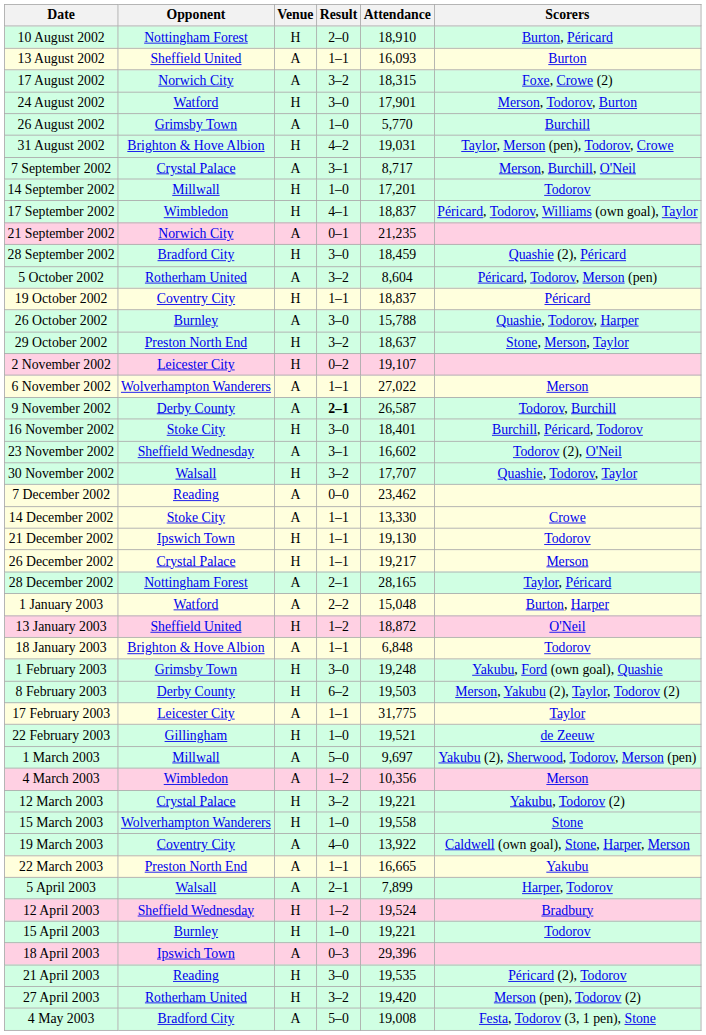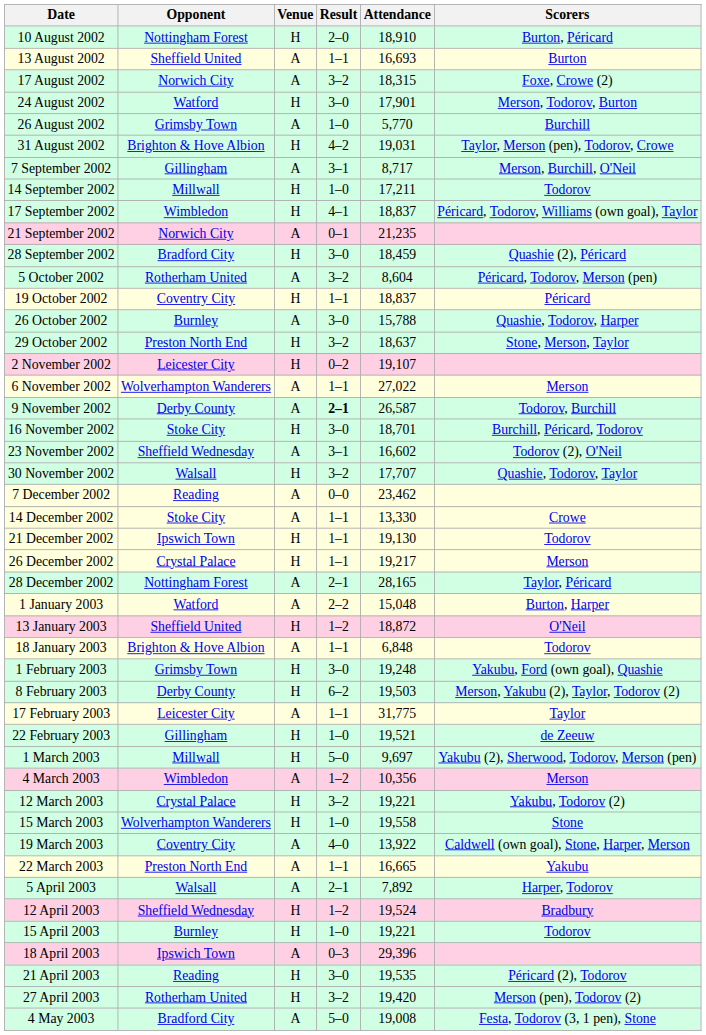(397, 59) 16,093 -> (397, 59) 16,693
(196, 168) Crystal Palace -> (196, 168) Gillingham
(397, 189) 17,201 -> (397, 189) 17,211
(397, 430) 18,401 -> (397, 430) 18,701
(295, 757) A -> (295, 757) H
(397, 888) 7,899 -> (397, 888) 7,892
